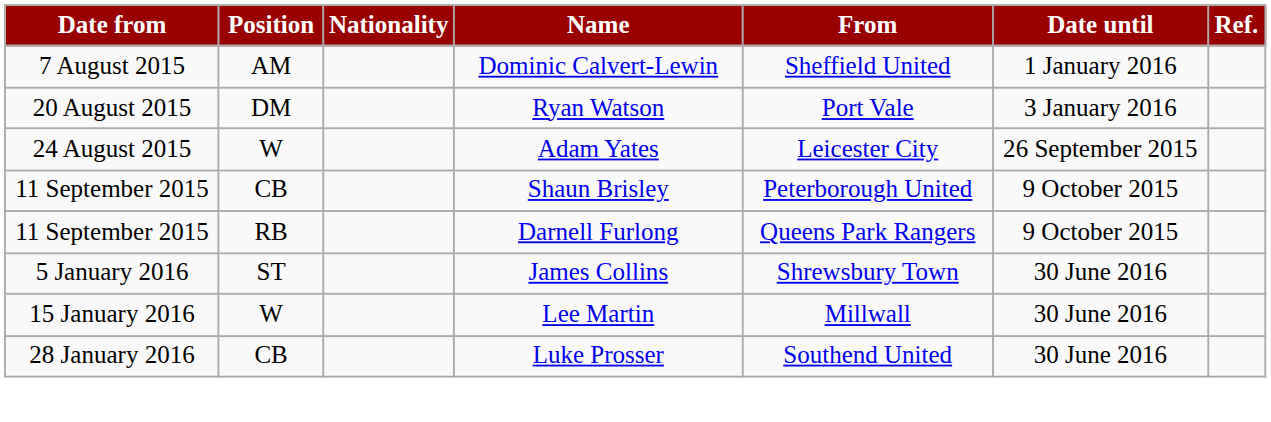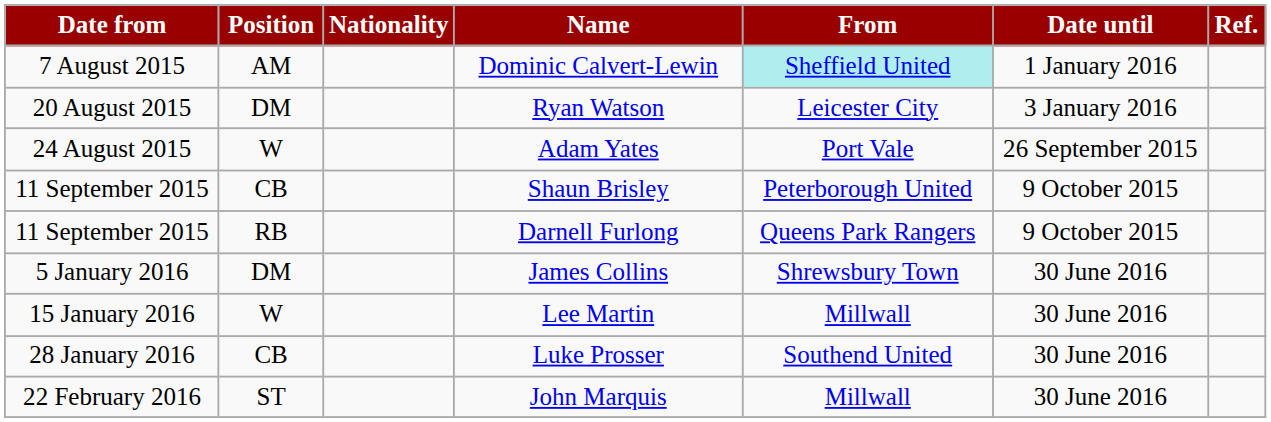(868, 66) no background -> (868, 66) paleturquoise background
(868, 107) Port Vale -> (868, 107) Leicester City
(868, 148) Leicester City -> (868, 148) Port Vale
(271, 272) ST -> (271, 272) DM
+ row: (598, 396)
